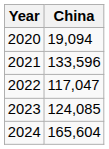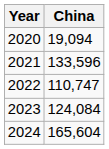(73, 86) 117,047 -> (73, 86) 110,747
(74, 109) 124,085 -> (74, 109) 124,084
